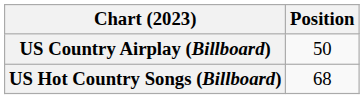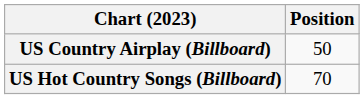(322, 78) 68 -> (322, 78) 70
